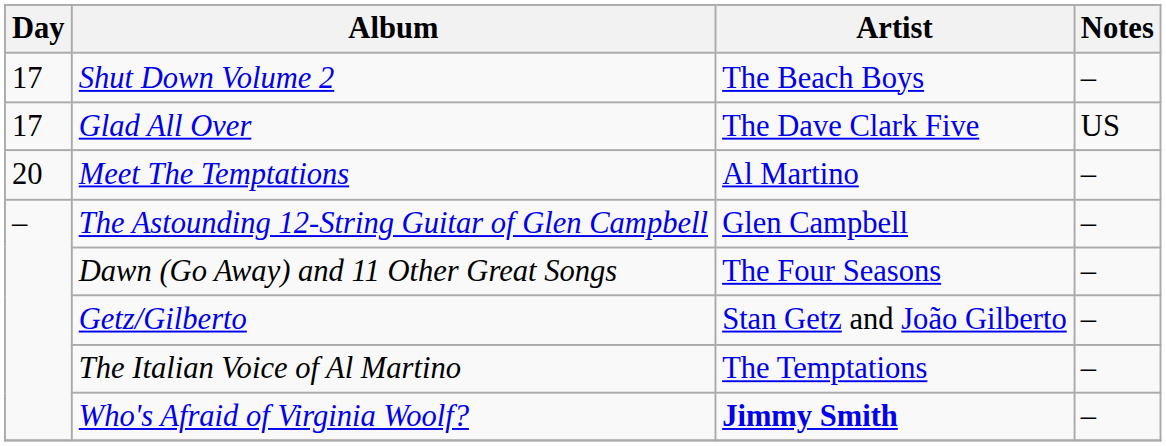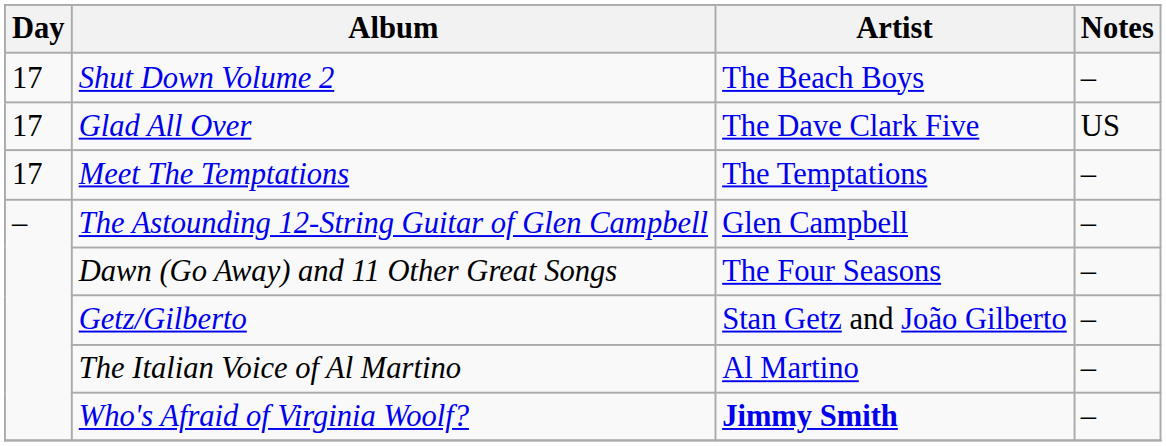(27, 174) 20 -> (27, 174) 17
(790, 174) Al Martino -> (825, 174) The Temptations
(825, 367) The Temptations -> (790, 367) Al Martino
